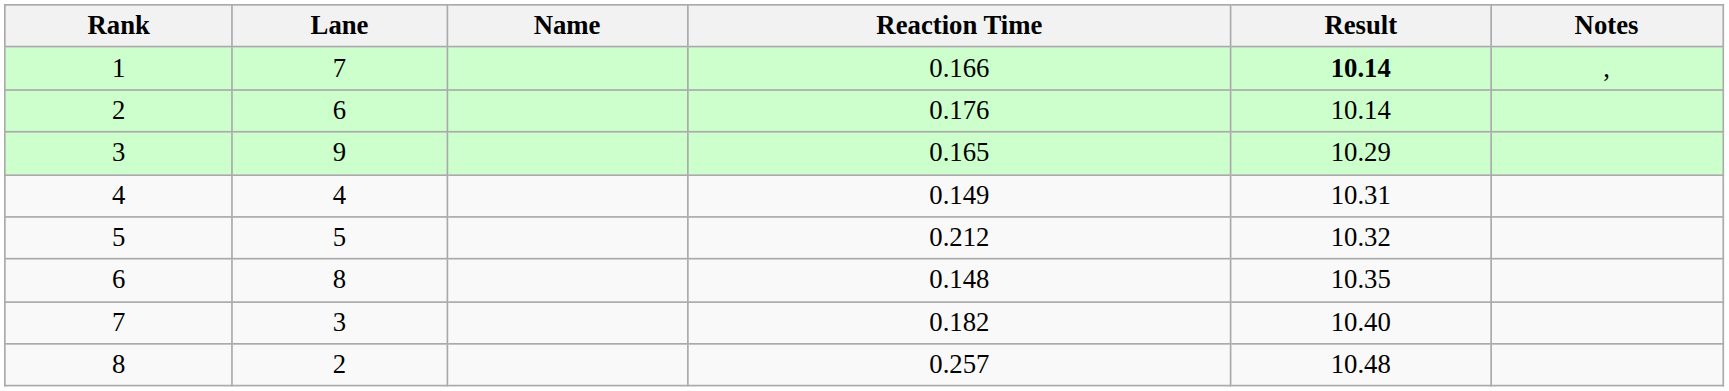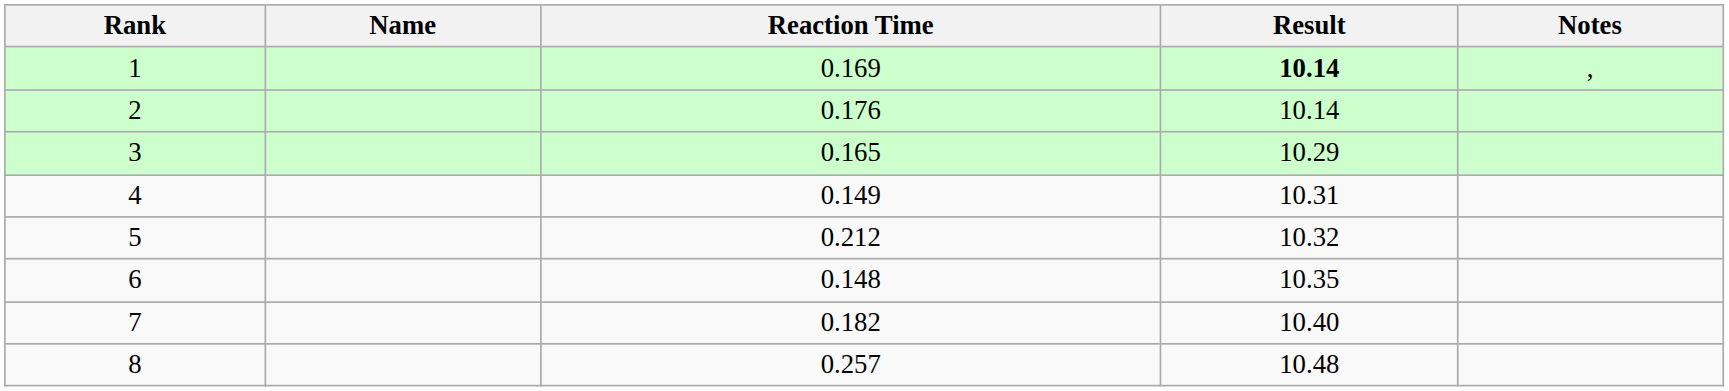- column: (340, 25)
(959, 68) 0.166 -> (851, 68) 0.169
